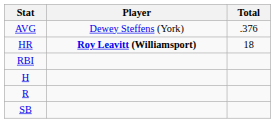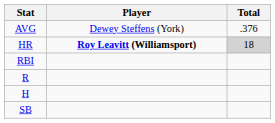(249, 45) no background -> (249, 45) lightgrey background
rows swapped: (25, 93) <-> (25, 77)
